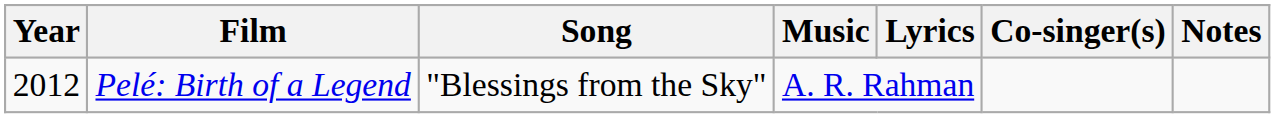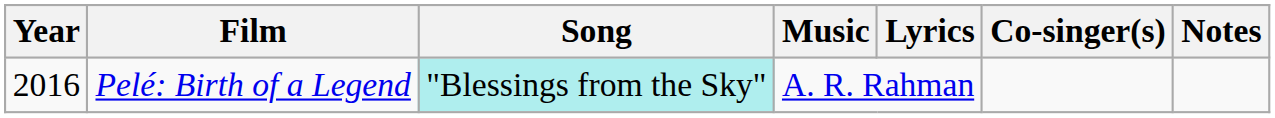(46, 84) 2012 -> (46, 84) 2016
(596, 84) no background -> (596, 84) paleturquoise background
